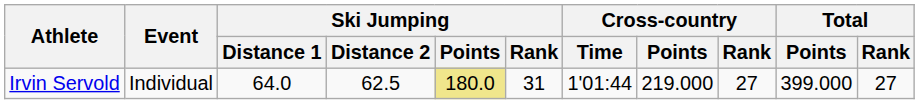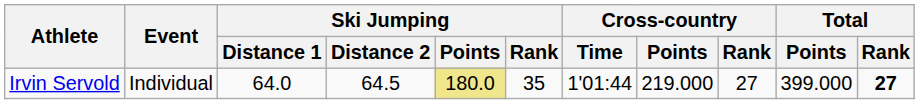(381, 84) 62.5 -> (381, 84) 64.5
(534, 84) 31 -> (534, 84) 35
(886, 84) normal -> (886, 84) bold
